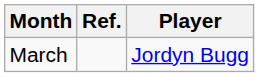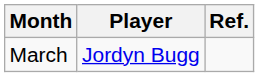columns swapped: (190, 21) <-> (102, 21)
